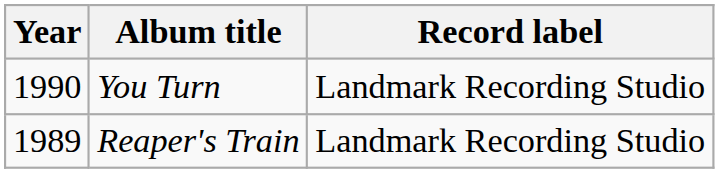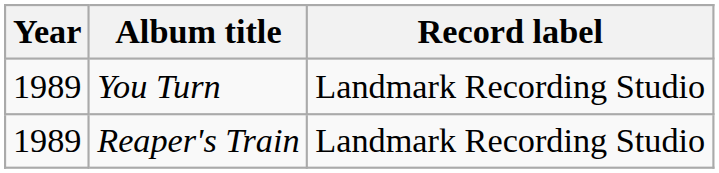(47, 85) 1990 -> (47, 85) 1989
